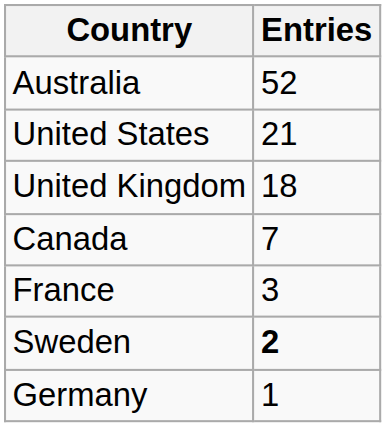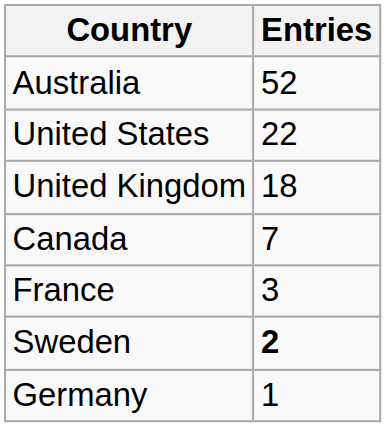(279, 134) 21 -> (279, 134) 22
